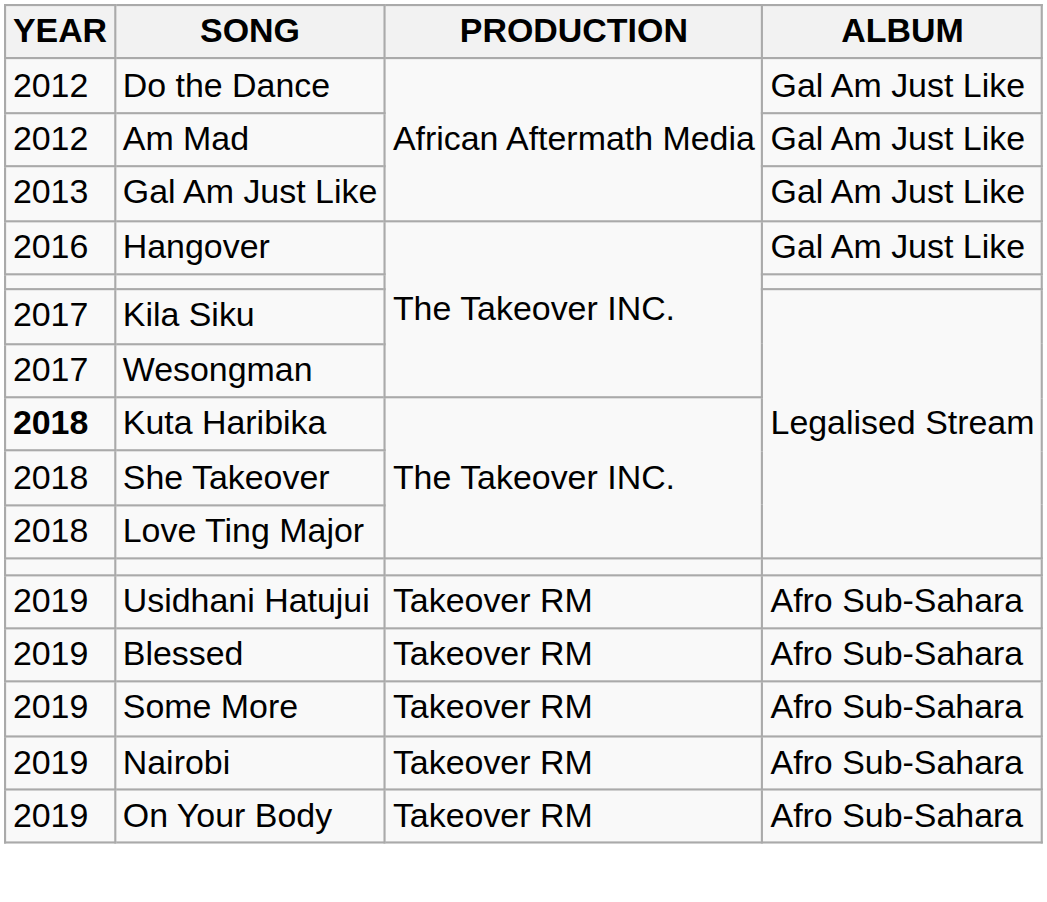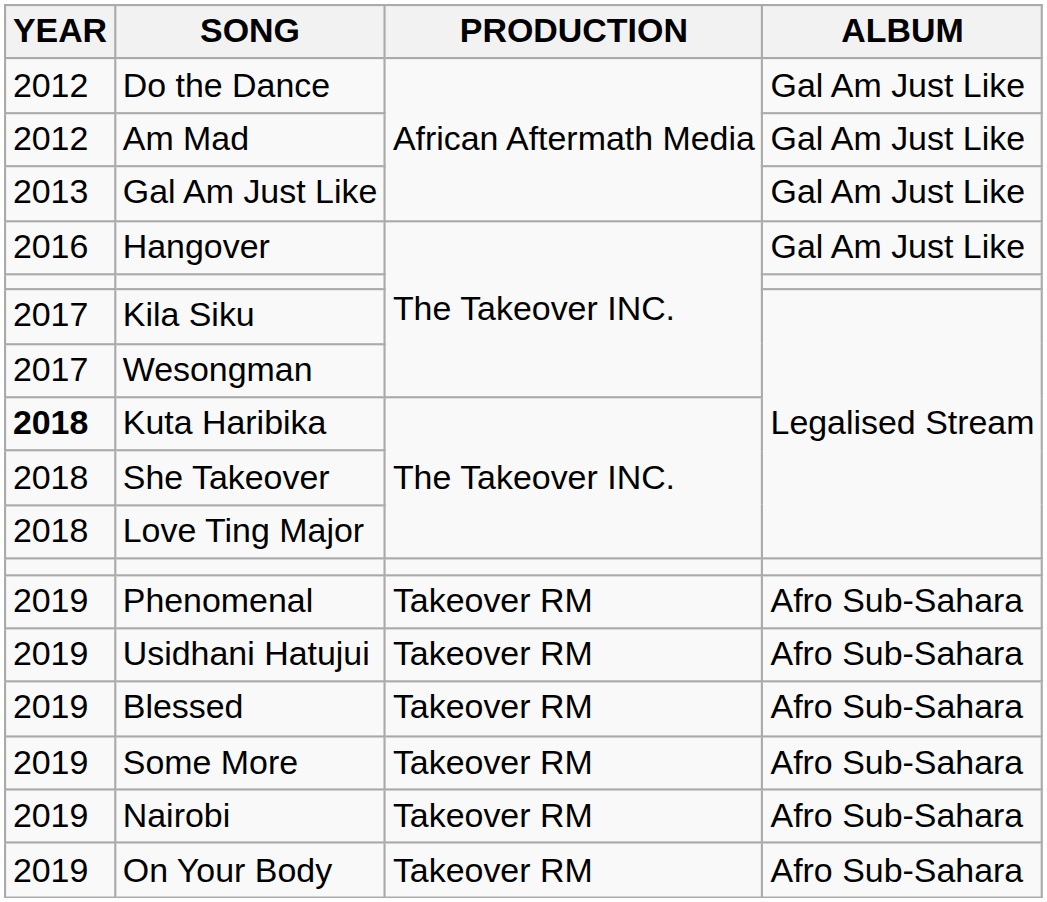+ row: (218, 600)
